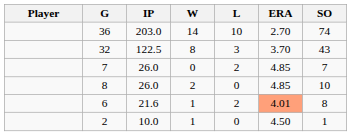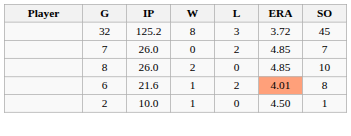- row: (105, 31)
(149, 49) 122.5 -> (149, 31) 125.2
(281, 49) 3.70 -> (281, 31) 3.72
(325, 49) 43 -> (325, 31) 45
